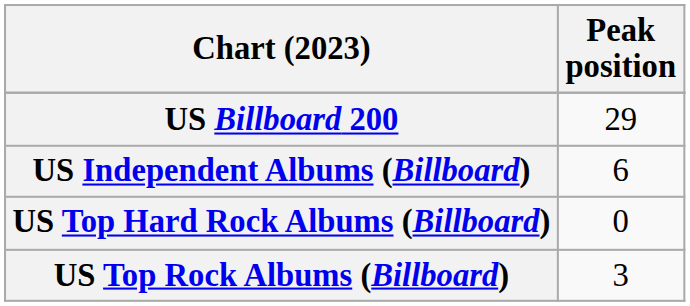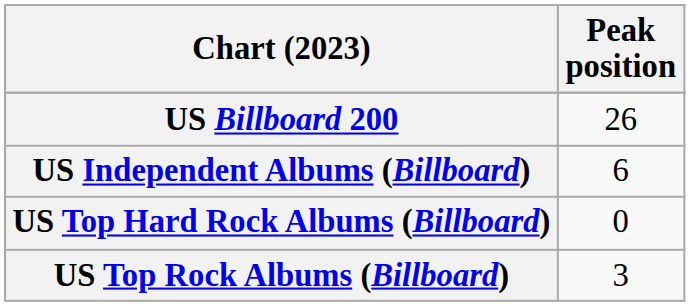(621, 118) 29 -> (621, 118) 26
